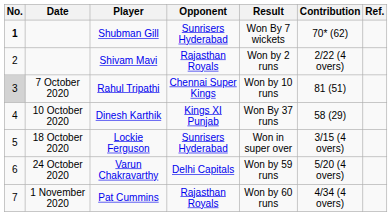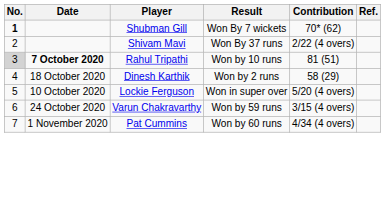- column: (203, 12)
(268, 61) Won by 2 runs -> (247, 44) Won By 37 runs
(58, 88) normal -> (68, 60) bold
(58, 116) 10 October 2020 -> (68, 76) 18 October 2020
(268, 116) Won By 37 runs -> (247, 76) Won by 2 runs
(58, 143) 18 October 2020 -> (68, 92) 10 October 2020
(330, 143) 3/15 (4 overs) -> (323, 92) 5/20 (4 overs)
(330, 170) 5/20 (4 overs) -> (323, 108) 3/15 (4 overs)
